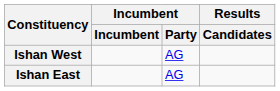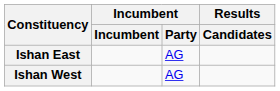rows swapped: (48, 75) <-> (48, 55)
